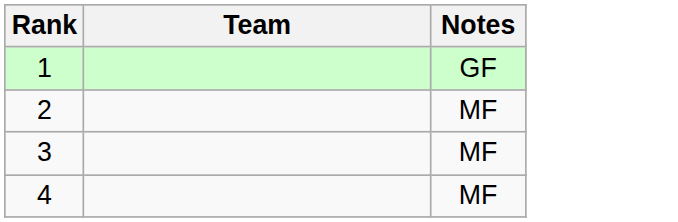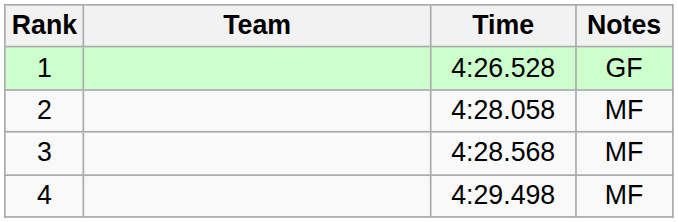+ column: (503, 25)
